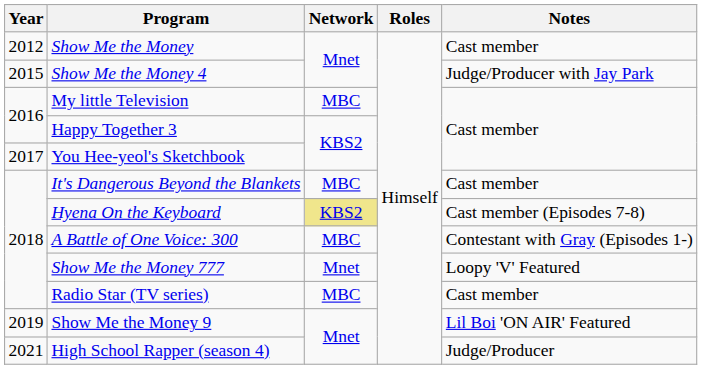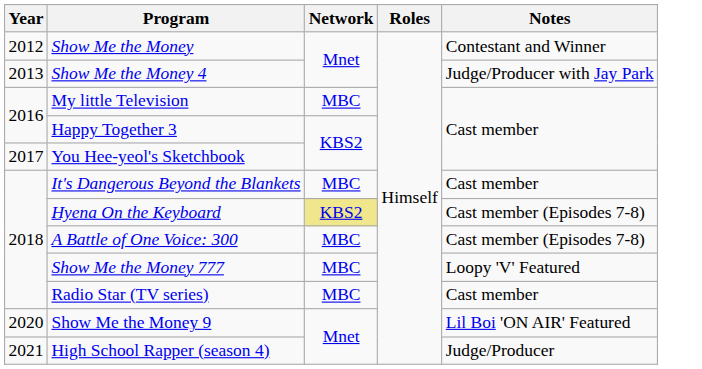(492, 45) Cast member -> (526, 45) Contestant and Winner
(26, 73) 2015 -> (26, 73) 2013
(569, 239) Contestant with Gray (Episodes 1-) -> (545, 239) Cast member (Episodes 7-8)
(341, 267) Mnet -> (341, 267) MBC
(26, 322) 2019 -> (26, 322) 2020
